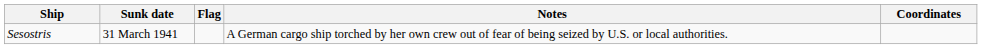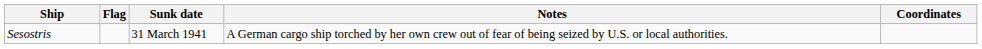columns swapped: (209, 14) <-> (147, 14)
